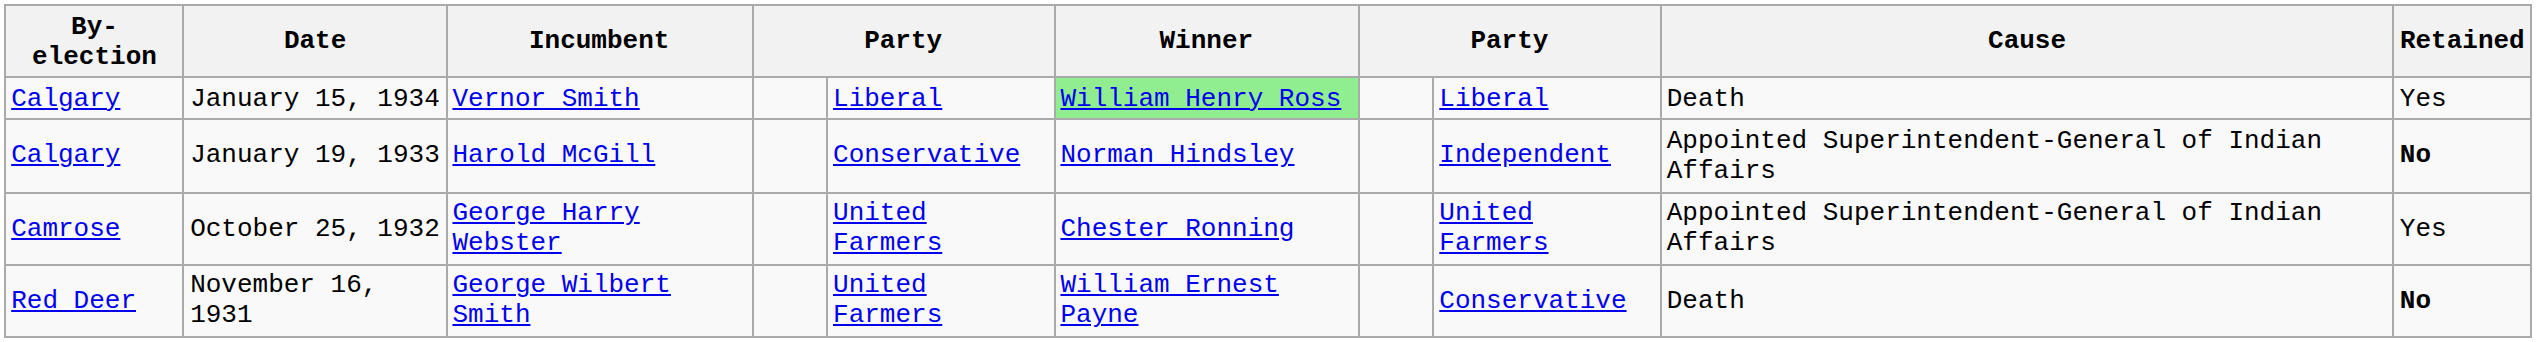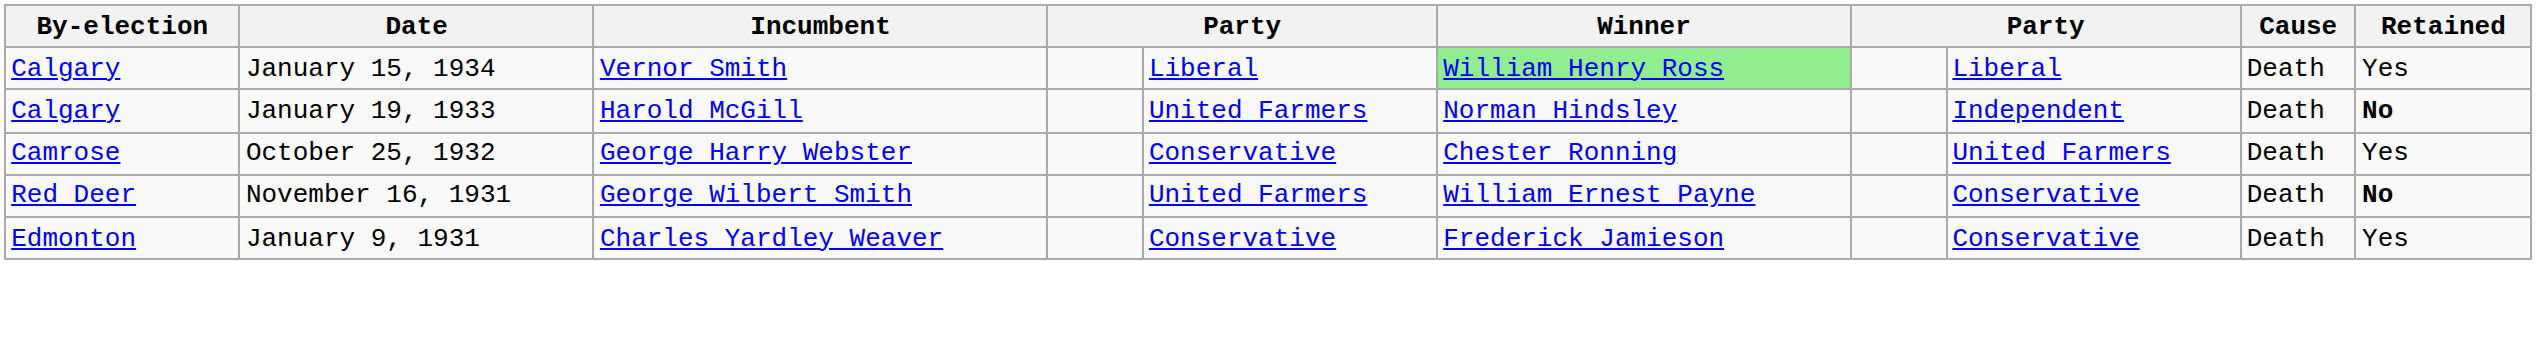(927, 156) Conservative -> (1258, 111) United Farmers
(1994, 156) Appointed Superintendent-General of Indian Affairs -> (2286, 111) Death
(888, 228) United Farmers -> (1243, 153) Conservative
(1994, 228) Appointed Superintendent-General of Indian Affairs -> (2286, 153) Death
+ row: (363, 238)
